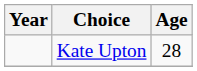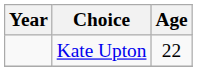(172, 50) 28 -> (172, 50) 22
